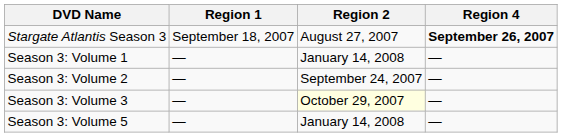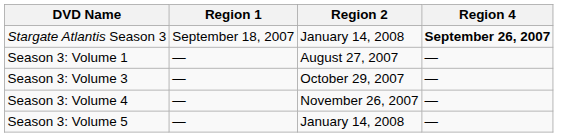(349, 36) August 27, 2007 -> (352, 36) January 14, 2008
(352, 57) January 14, 2008 -> (349, 57) August 27, 2007
- row: (68, 79)
(352, 100) lightyellow background -> (352, 79) no background
+ row: (68, 100)
